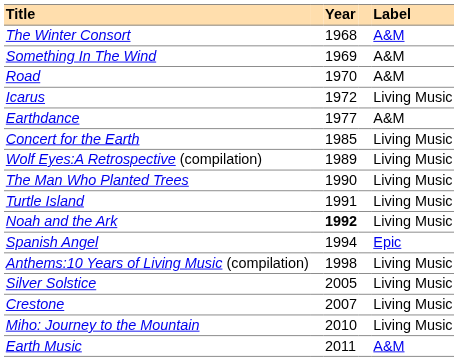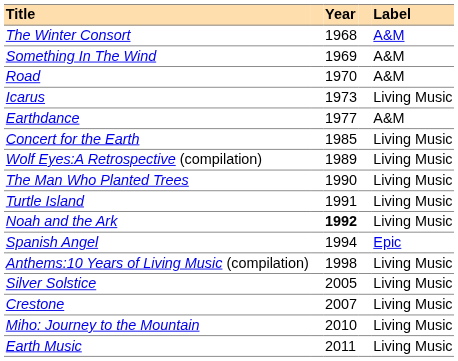(341, 97) 1972 -> (341, 97) 1973
(389, 346) A&M -> (413, 346) Living Music
